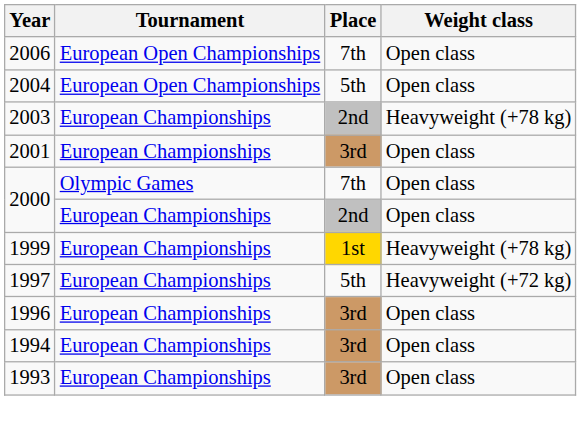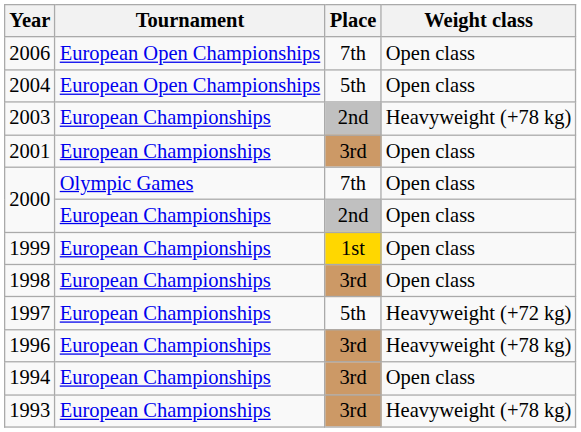(479, 248) Heavyweight (+78 kg) -> (430, 248) Open class
+ row: (30, 280)
(430, 313) Open class -> (479, 345) Heavyweight (+78 kg)
(430, 378) Open class -> (479, 410) Heavyweight (+78 kg)
